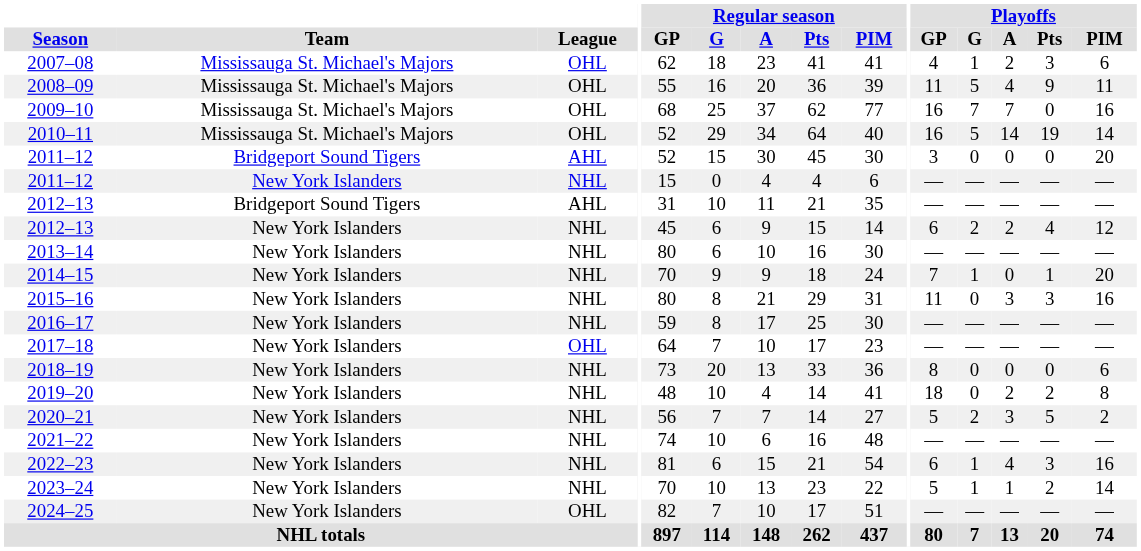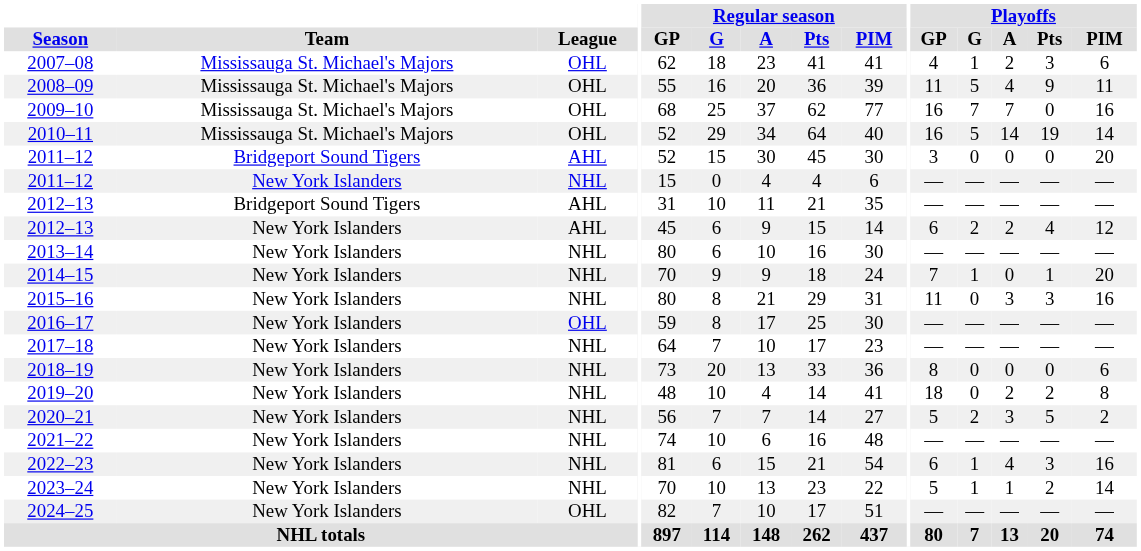(587, 228) NHL -> (587, 228) AHL
(587, 322) NHL -> (587, 322) OHL
(587, 346) OHL -> (587, 346) NHL
